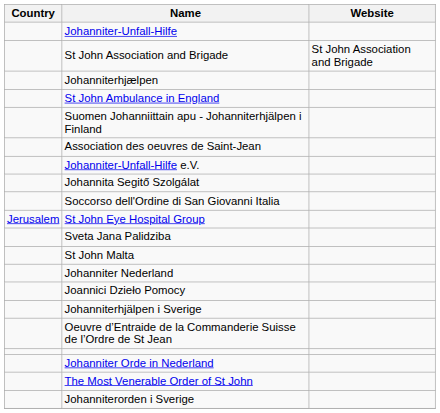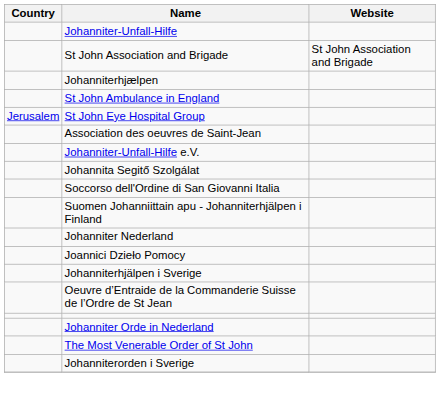rows swapped: (33, 123) <-> (33, 219)
- row: (33, 237)
- row: (33, 255)
